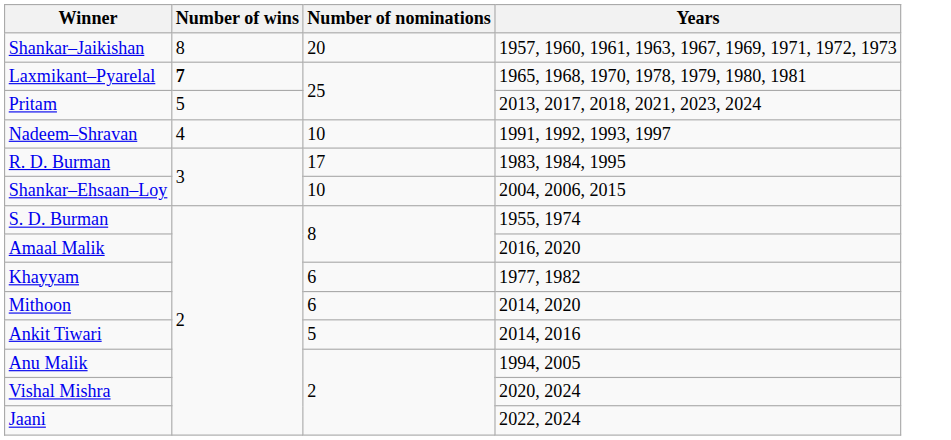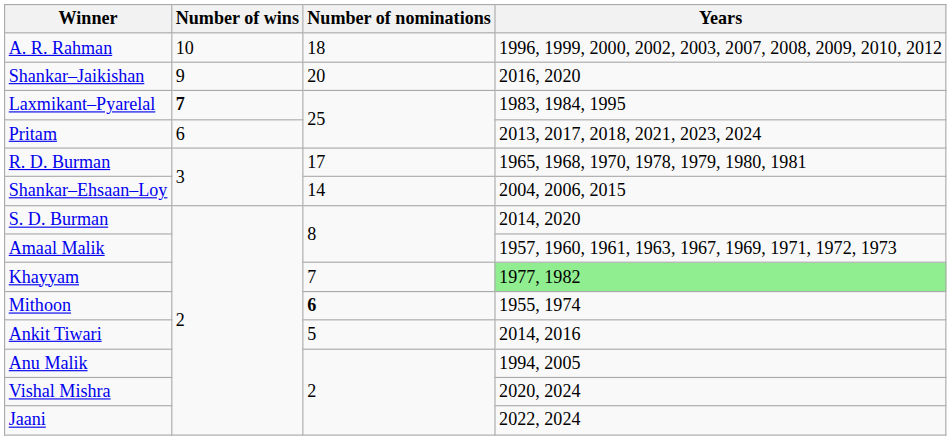+ row: (60, 47)
(180, 47) 8 -> (180, 76) 9
(698, 47) 1957, 1960, 1961, 1963, 1967, 1969, 1971, 1972, 1973 -> (540, 76) 2016, 2020
(653, 76) 1965, 1968, 1970, 1978, 1979, 1980, 1981 -> (562, 104) 1983, 1984, 1995
(180, 104) 5 -> (180, 133) 6
- row: (73, 133)
(562, 162) 1983, 1984, 1995 -> (653, 162) 1965, 1968, 1970, 1978, 1979, 1980, 1981
(316, 190) 10 -> (316, 190) 14
(540, 219) 1955, 1974 -> (540, 219) 2014, 2020
(540, 248) 2016, 2020 -> (698, 248) 1957, 1960, 1961, 1963, 1967, 1969, 1971, 1972, 1973
(312, 276) 6 -> (312, 276) 7
(540, 276) no background -> (540, 276) lightgreen background
(312, 305) normal -> (312, 305) bold
(540, 305) 2014, 2020 -> (540, 305) 1955, 1974
